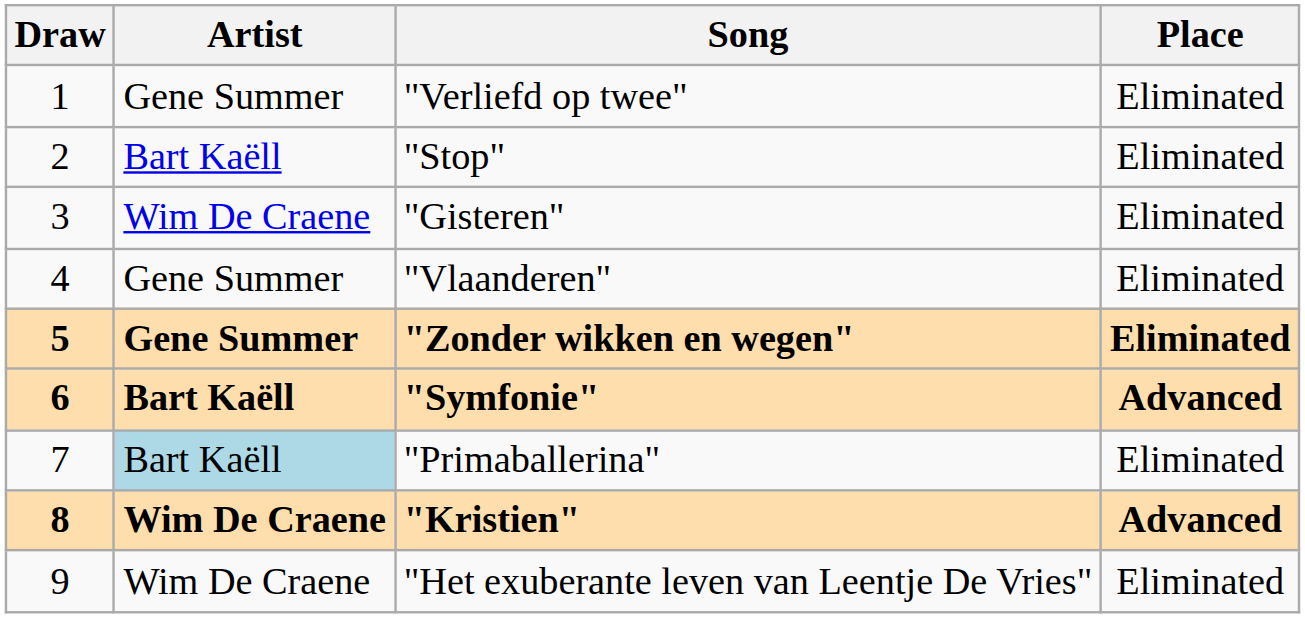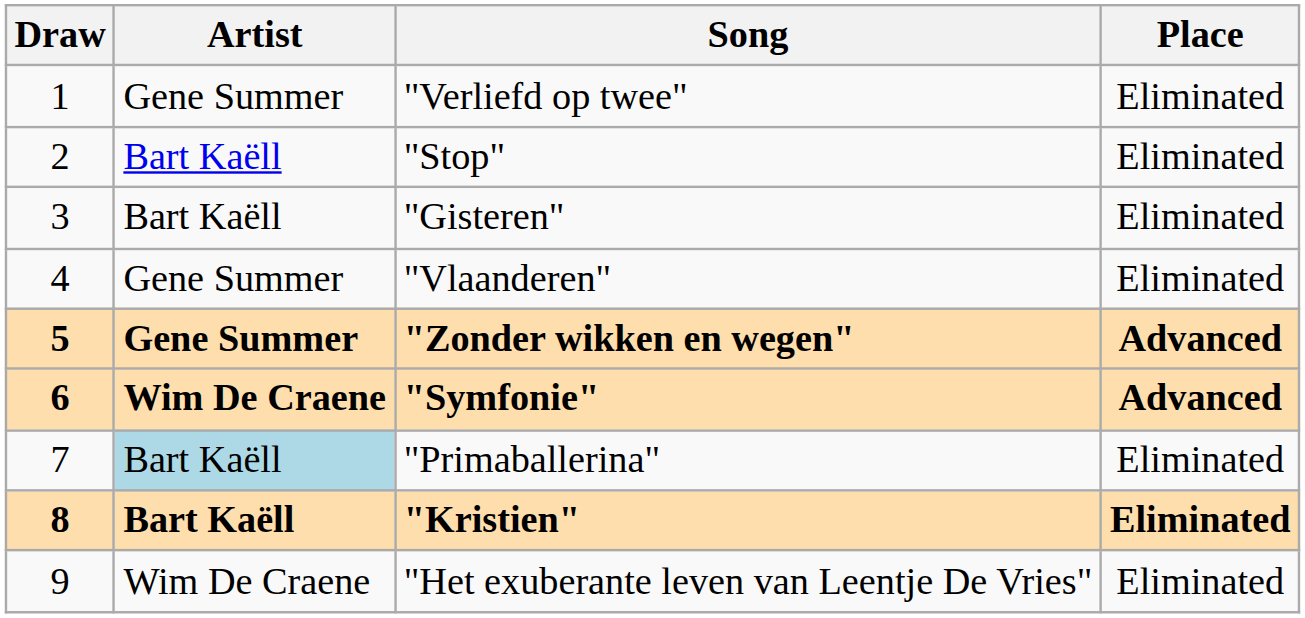(247, 216) Wim De Craene -> (203, 216) Bart Kaëll
(1200, 338) Eliminated -> (1200, 338) Advanced
(209, 398) Bart Kaëll -> (255, 398) Wim De Craene
(255, 519) Wim De Craene -> (209, 519) Bart Kaëll
(1200, 519) Advanced -> (1200, 519) Eliminated
